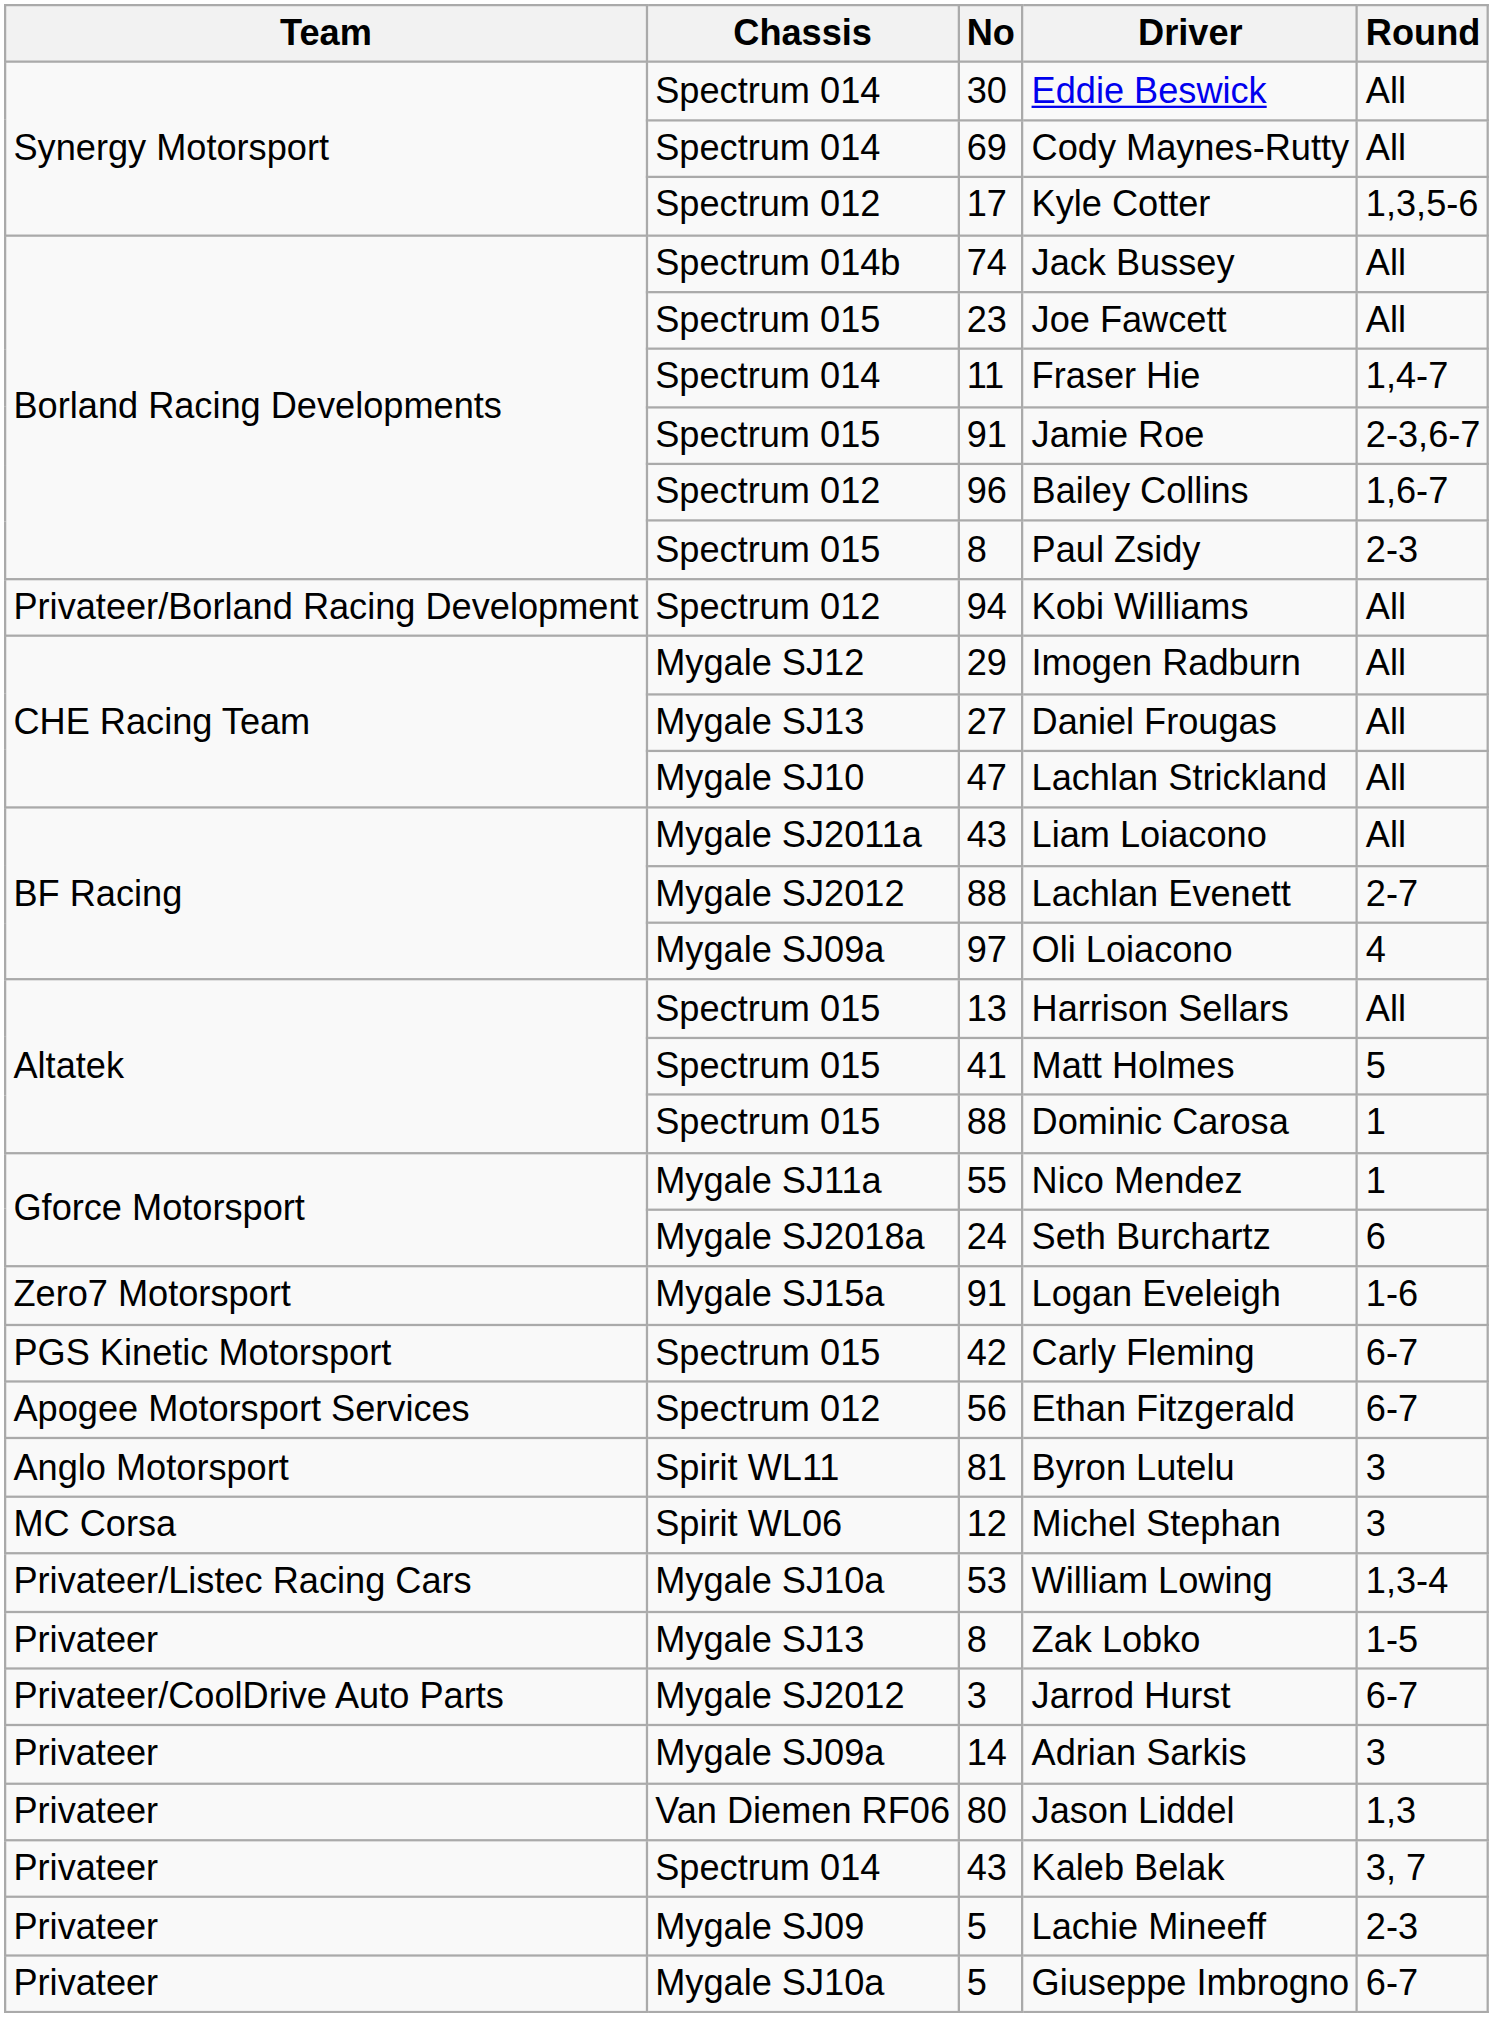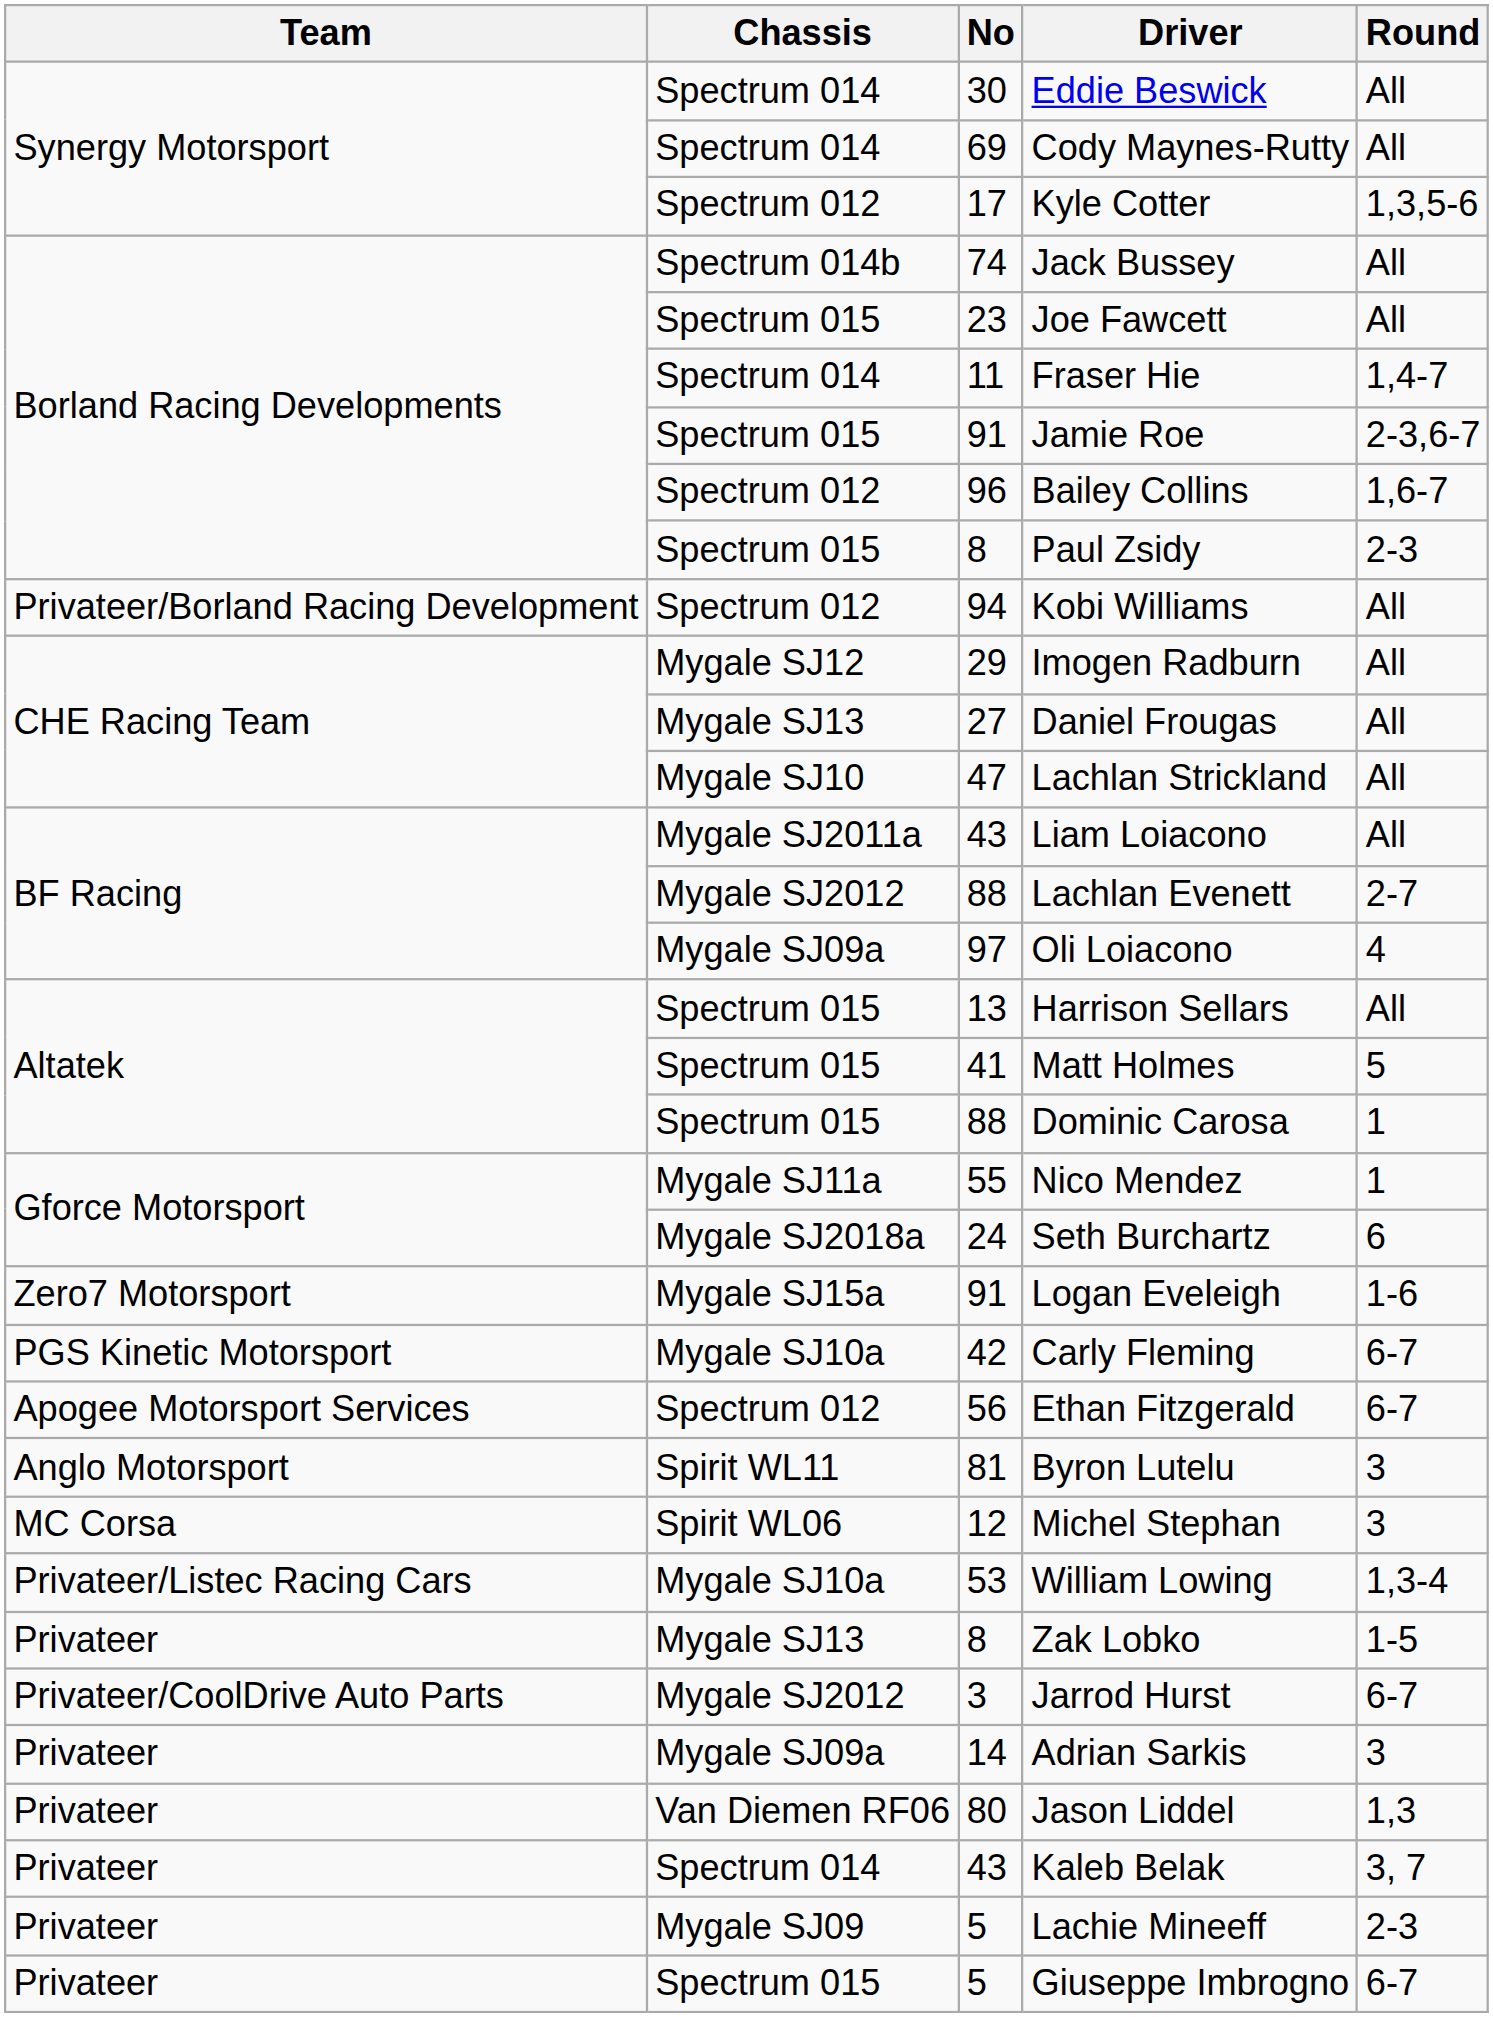(768, 1352) Spectrum 015 -> (770, 1352) Mygale SJ10a
(770, 1982) Mygale SJ10a -> (768, 1982) Spectrum 015
